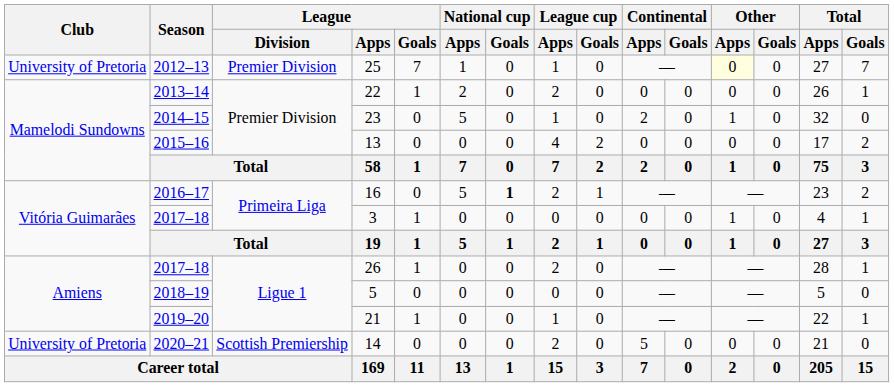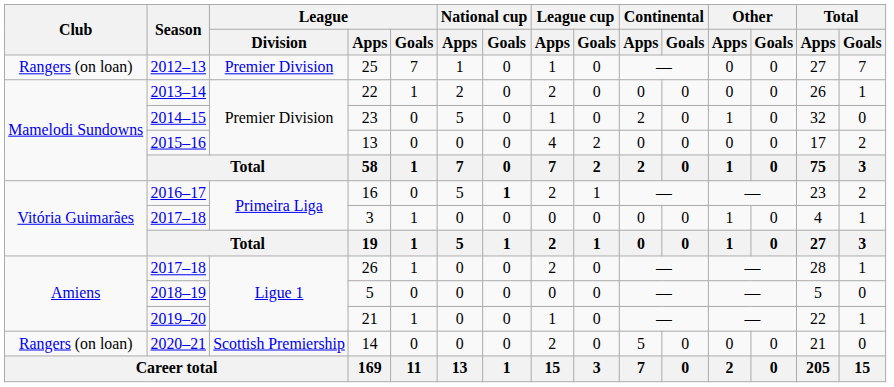(77, 67) University of Pretoria -> (76, 67) Rangers (on loan)
(732, 67) lightyellow background -> (729, 67) no background
(77, 343) University of Pretoria -> (76, 343) Rangers (on loan)
